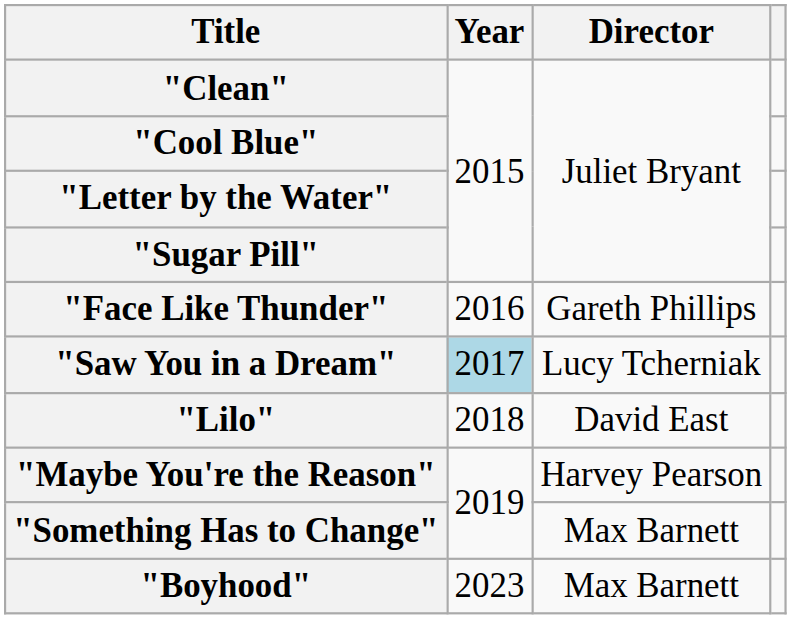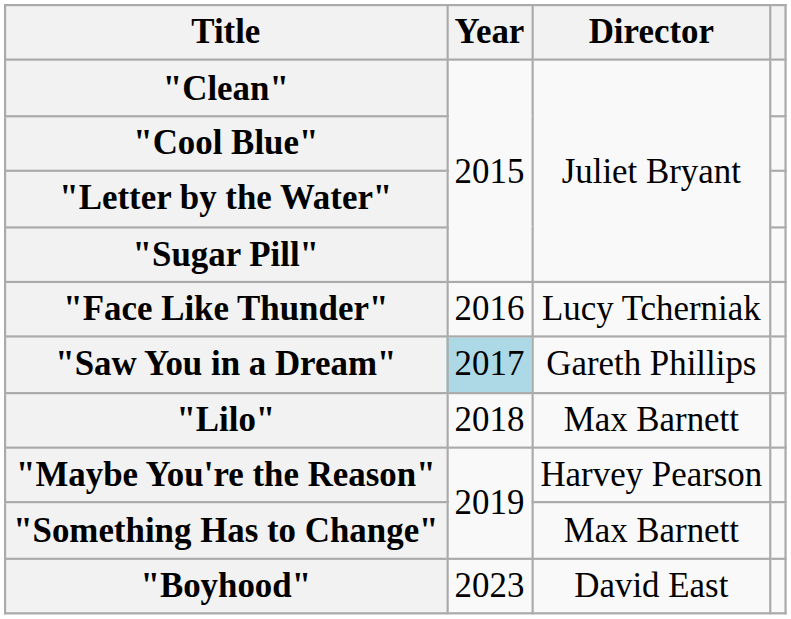(651, 308) Gareth Phillips -> (651, 308) Lucy Tcherniak
(651, 364) Lucy Tcherniak -> (651, 364) Gareth Phillips
(651, 419) David East -> (651, 419) Max Barnett
(651, 585) Max Barnett -> (651, 585) David East
